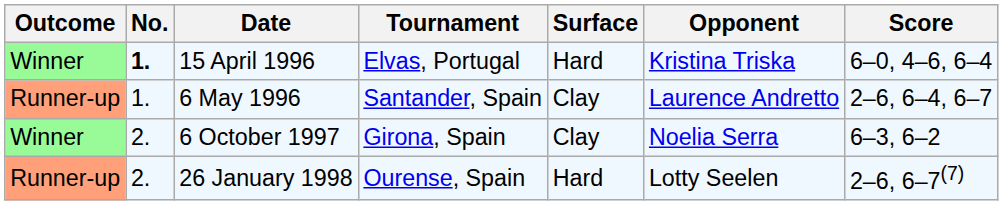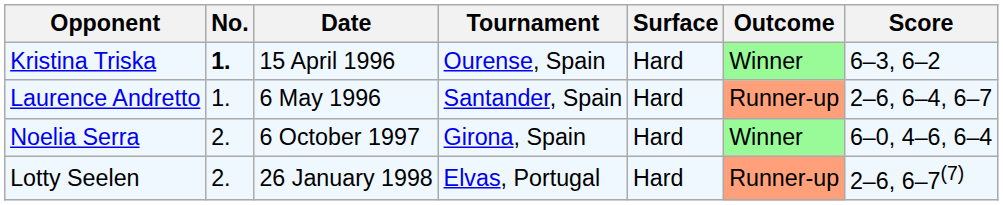columns swapped: (65, 22) <-> (744, 22)
(442, 60) Elvas, Portugal -> (524, 60) Ourense, Spain
(921, 60) 6–0, 4–6, 6–4 -> (895, 60) 6–3, 6–2
(576, 98) Clay -> (658, 98) Hard
(576, 136) Clay -> (658, 136) Hard
(895, 136) 6–3, 6–2 -> (921, 136) 6–0, 4–6, 6–4
(444, 177) Ourense, Spain -> (522, 177) Elvas, Portugal
